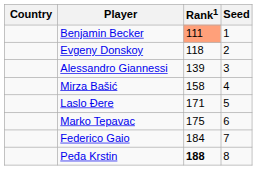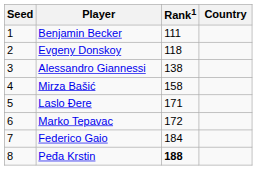columns swapped: (31, 14) <-> (237, 14)
(195, 33) lightsalmon background -> (173, 33) no background
(195, 68) 139 -> (173, 68) 138
(195, 121) 175 -> (173, 121) 172
